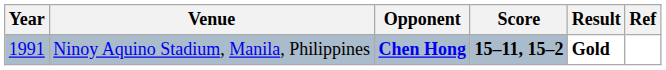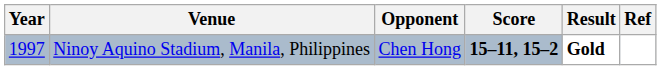(27, 49) 1991 -> (27, 49) 1997
(422, 49) bold -> (420, 49) normal
